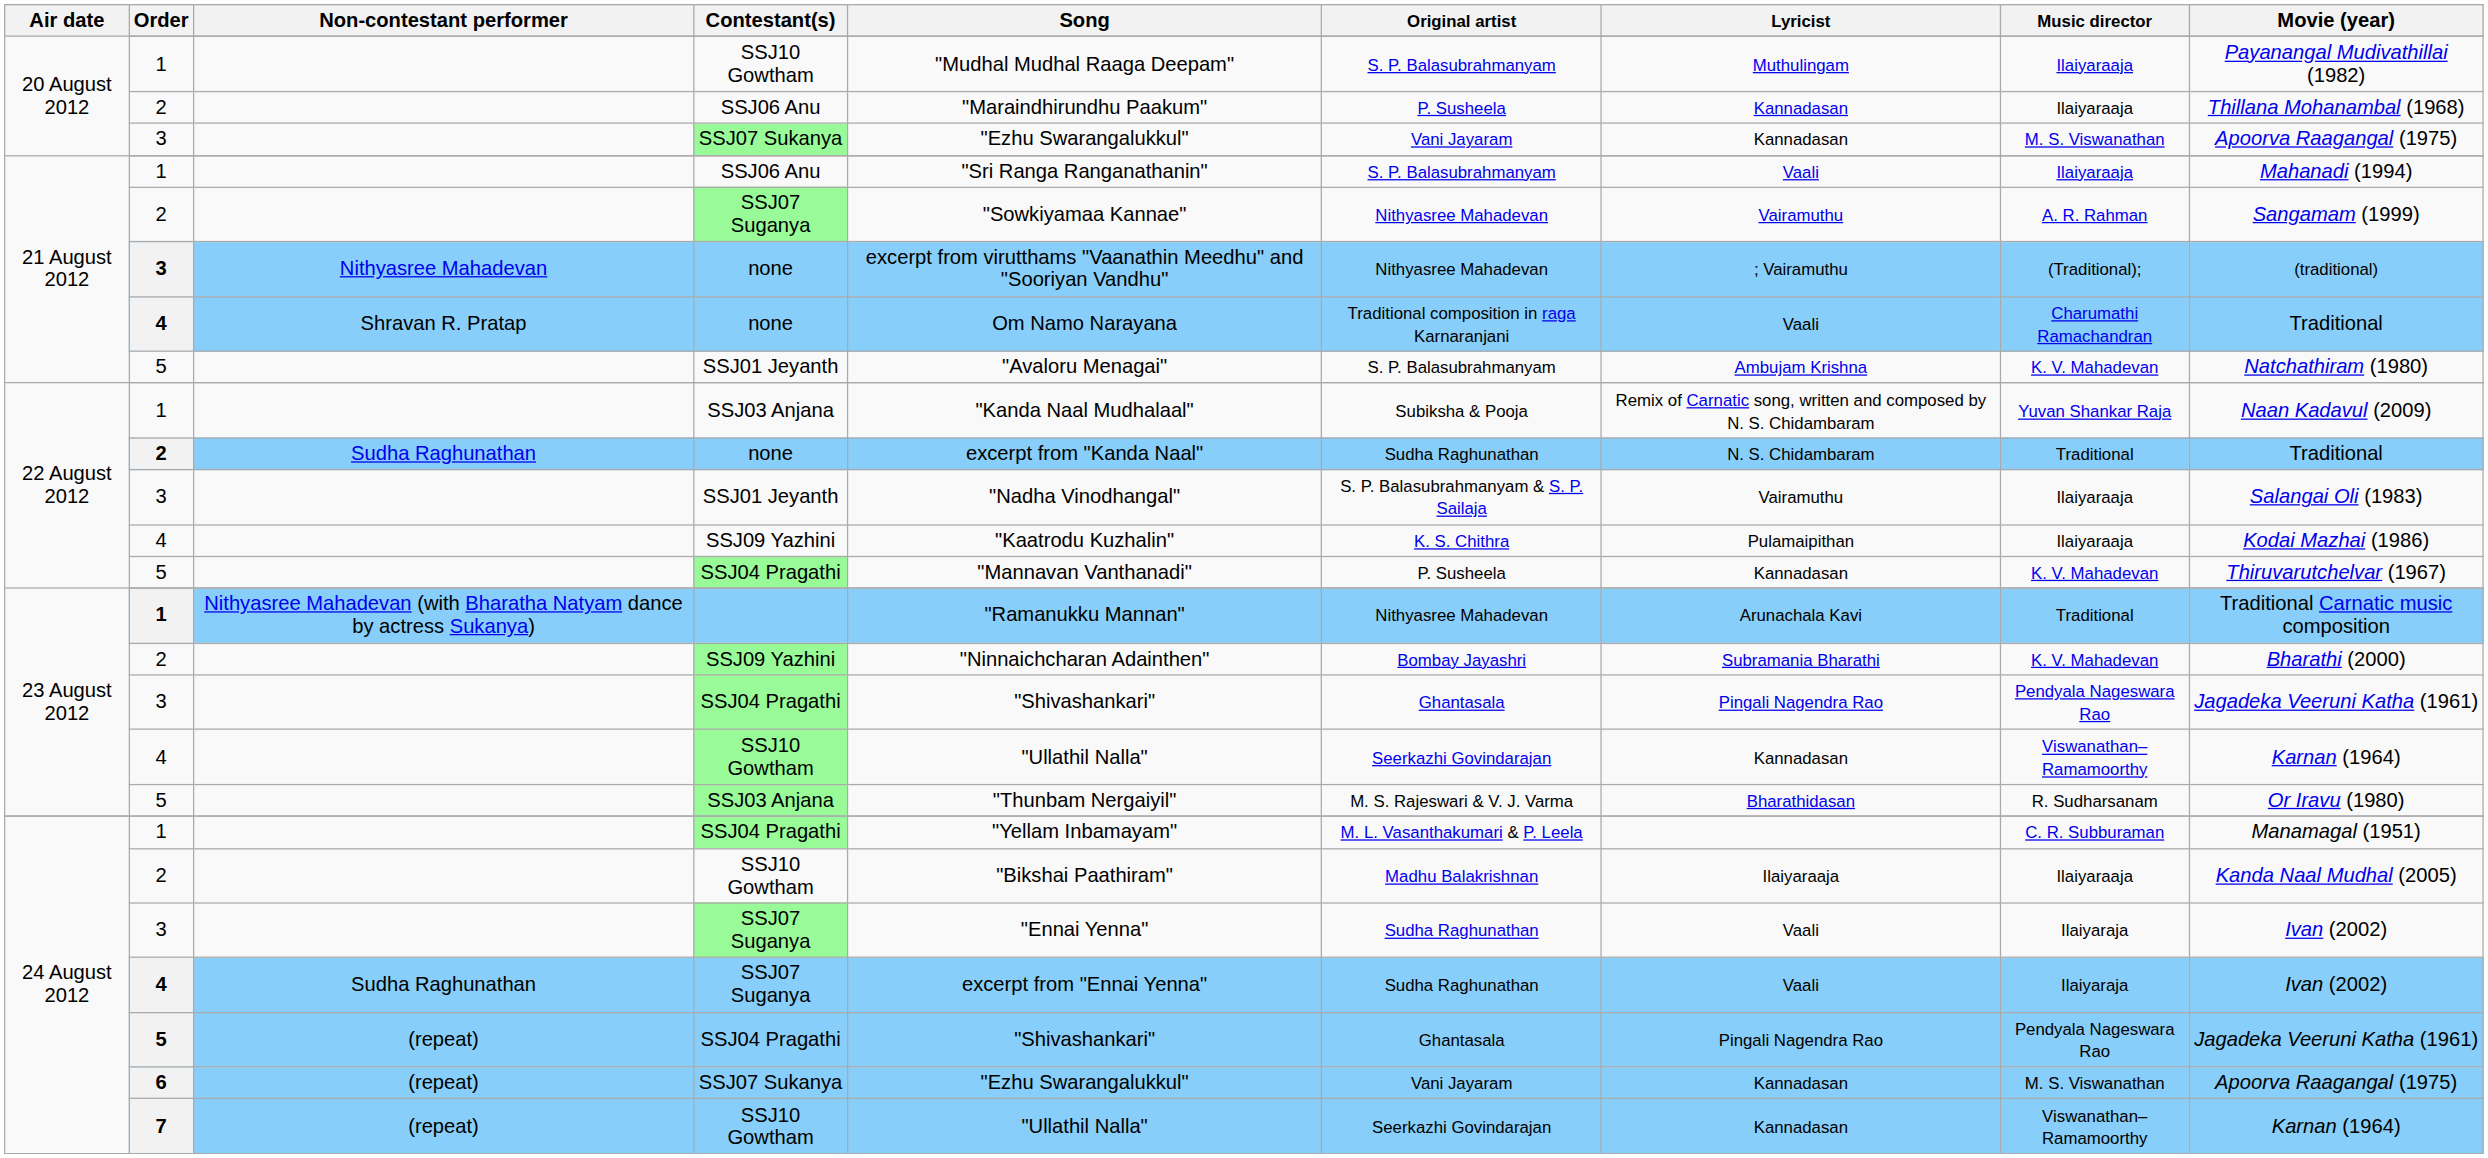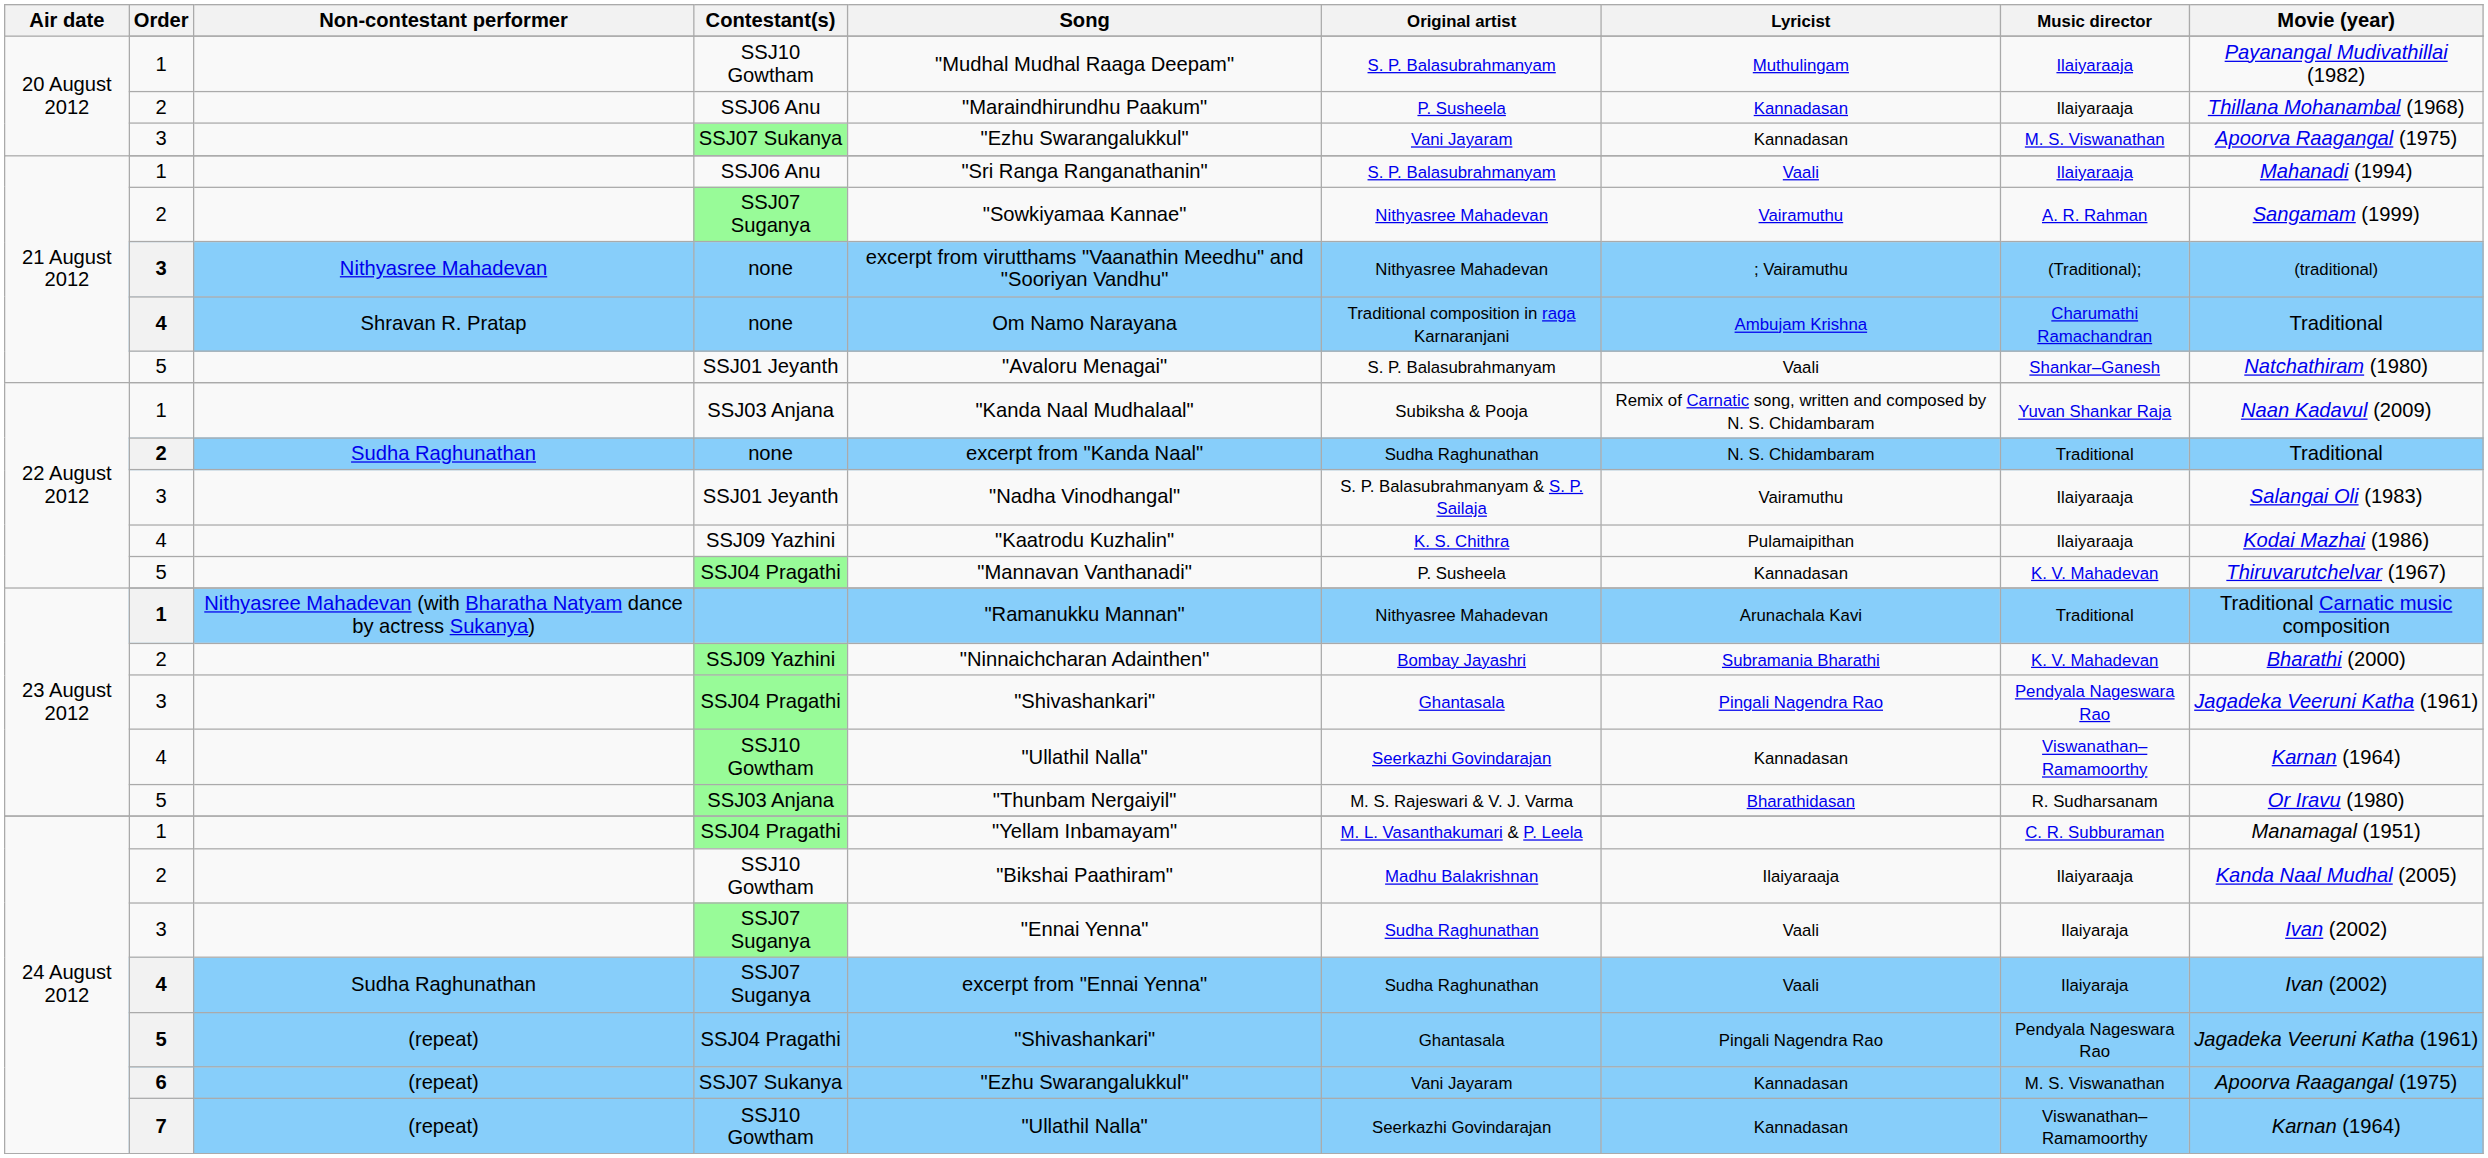(1801, 324) Vaali -> (1801, 324) Ambujam Krishna
(1801, 368) Ambujam Krishna -> (1801, 368) Vaali
(2095, 368) K. V. Mahadevan -> (2095, 368) Shankar–Ganesh
